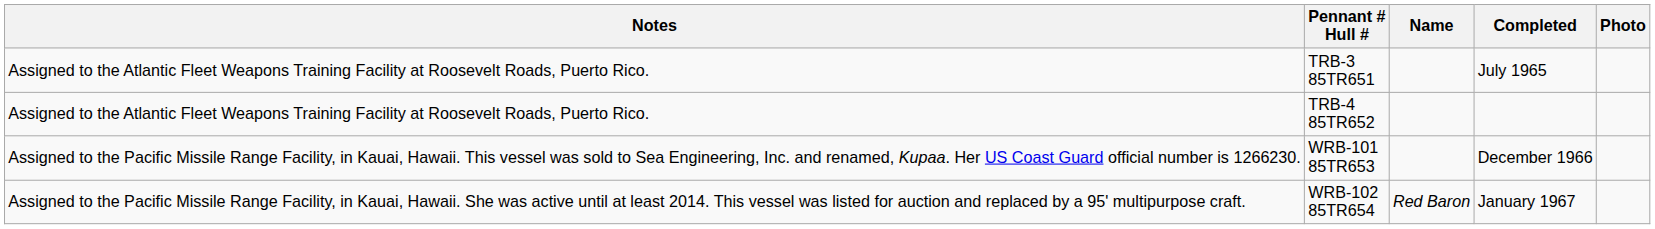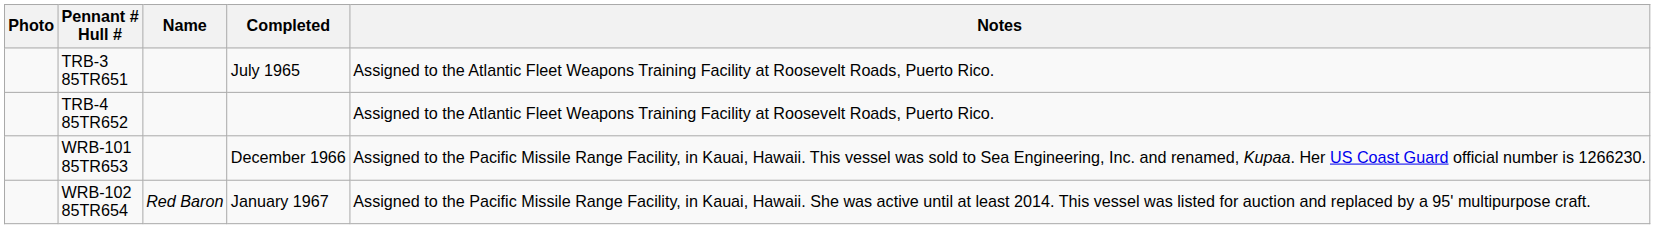columns swapped: (1623, 26) <-> (655, 26)
